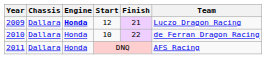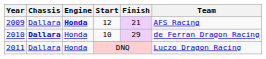(197, 23) Luczo Dragon Racing -> (177, 23) AFS Racing
(44, 36) normal -> (44, 36) bold
(136, 36) 22 -> (136, 36) 29
(177, 48) AFS Racing -> (197, 48) Luczo Dragon Racing
